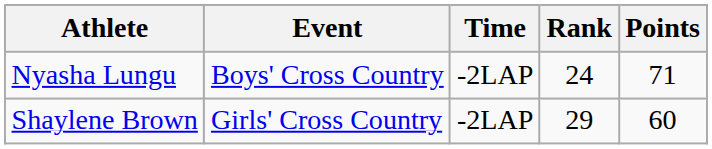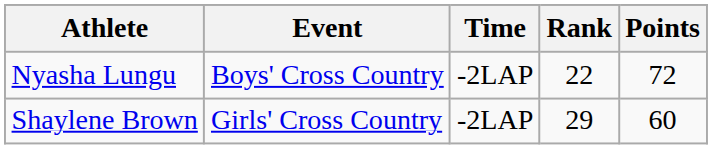(579, 74) 24 -> (579, 74) 22
(663, 74) 71 -> (663, 74) 72
